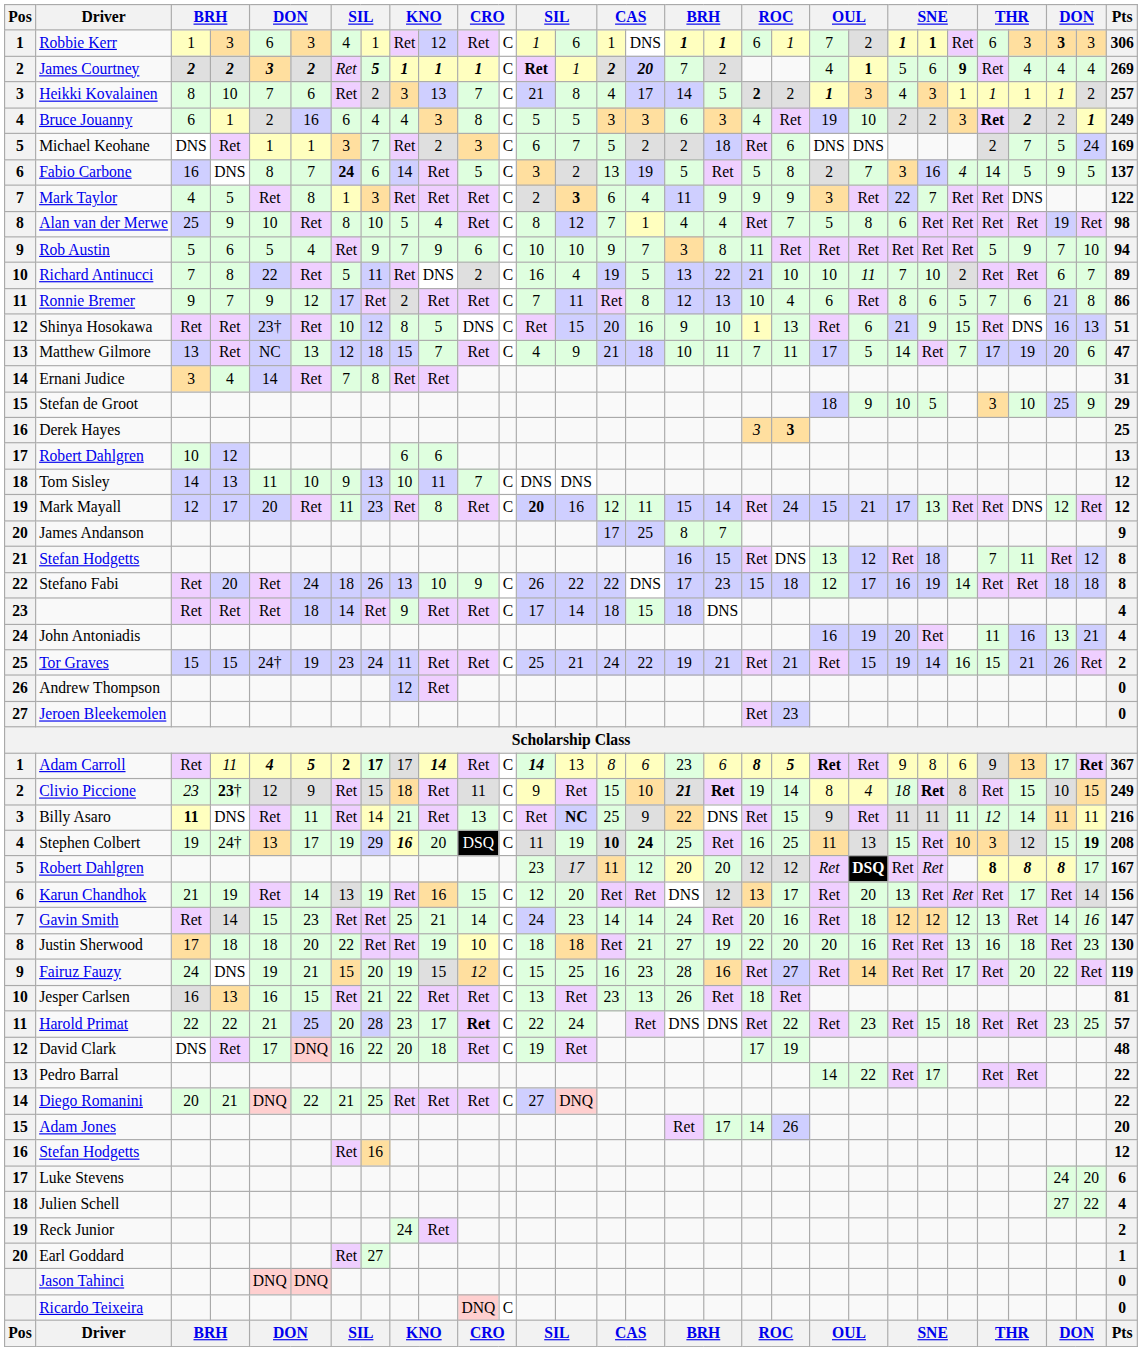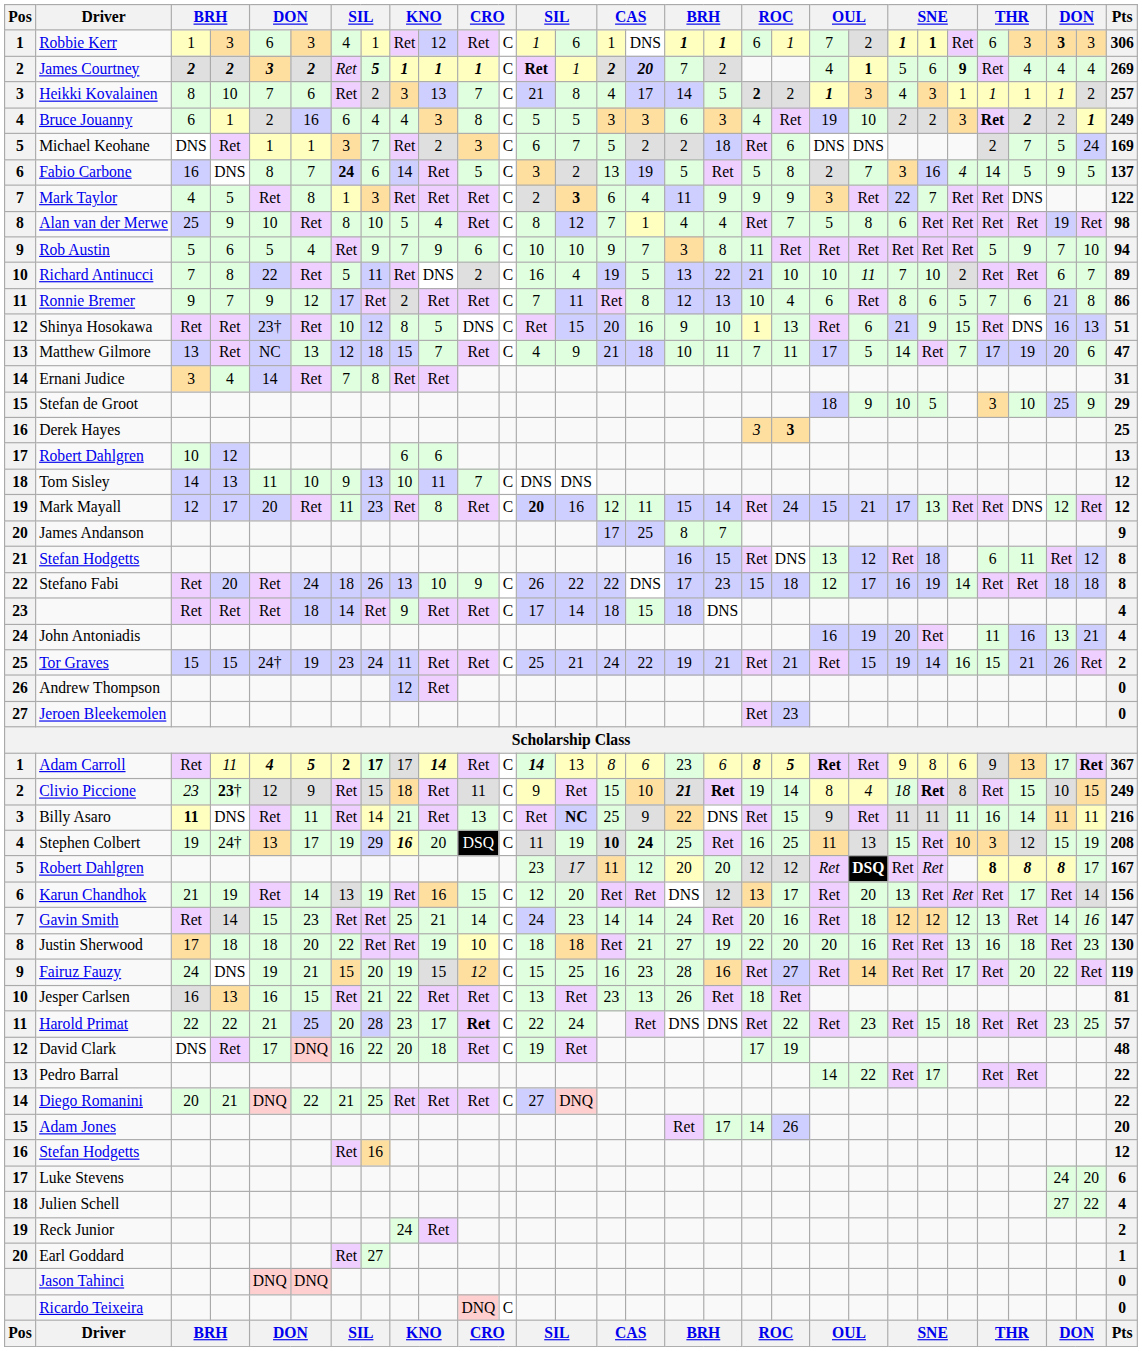(993, 558) 7 -> (993, 558) 6
(993, 816) 12 -> (993, 816) 16
(1091, 842) bold -> (1091, 842) normal
